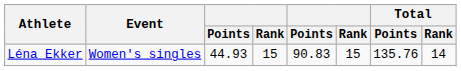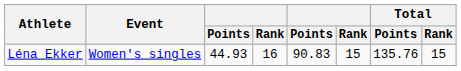(270, 54) 15 -> (270, 54) 16
(439, 54) 14 -> (439, 54) 15
